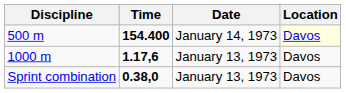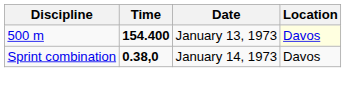(226, 35) January 14, 1973 -> (226, 35) January 13, 1973
- row: (29, 56)
(226, 77) January 13, 1973 -> (226, 56) January 14, 1973
